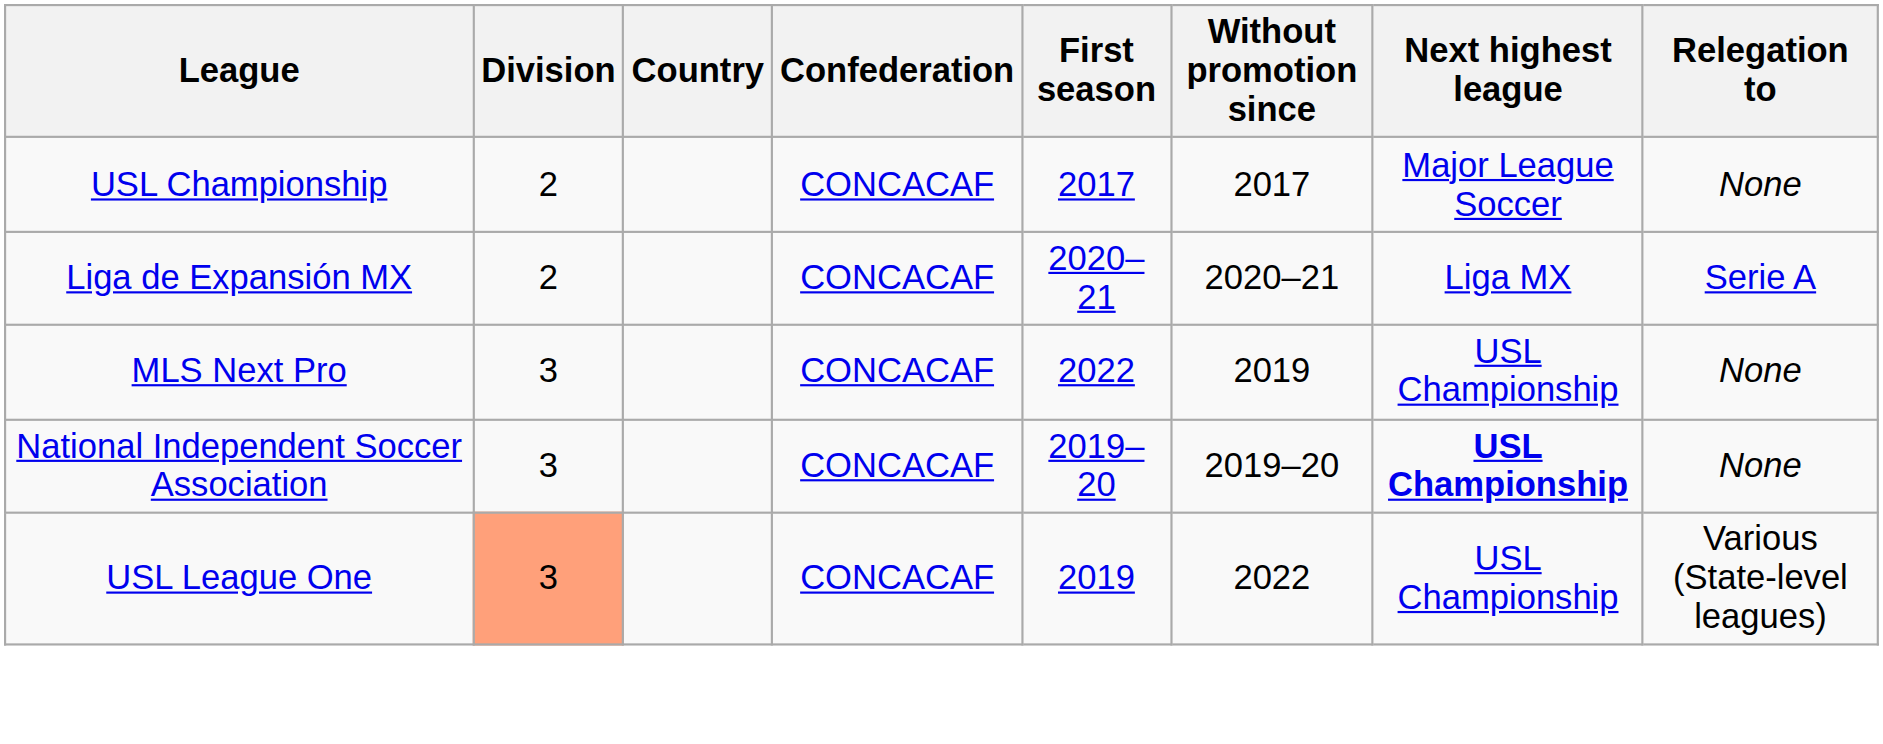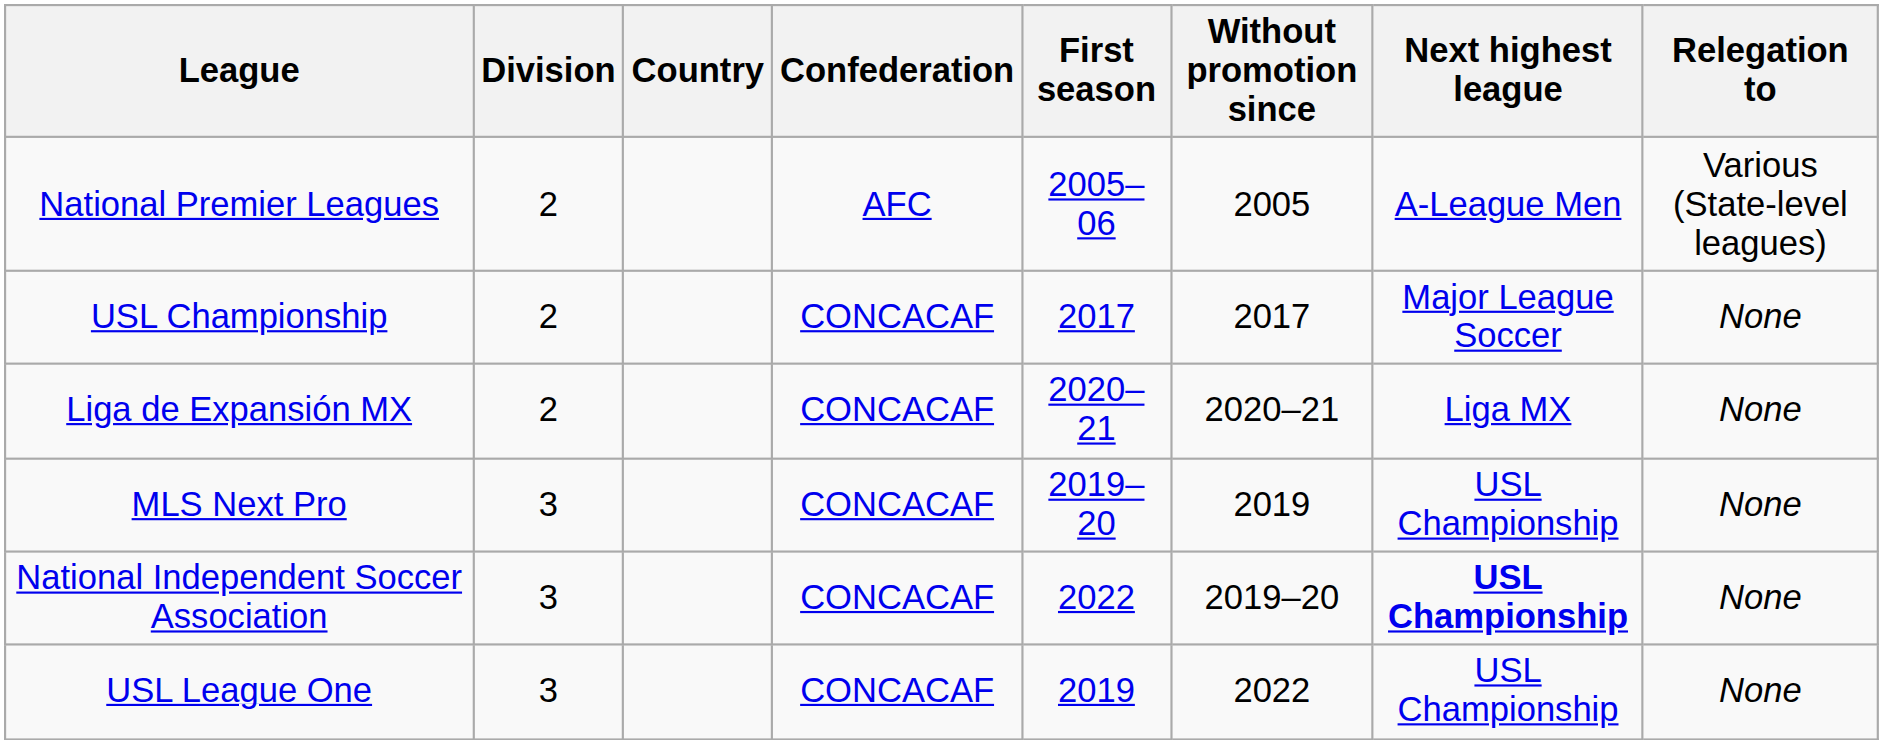+ row: (239, 203)
(1760, 277) Serie A -> (1760, 410) None
(1096, 371) 2022 -> (1096, 503) 2019–20
(1096, 464) 2019–20 -> (1096, 597) 2022
(548, 578) lightsalmon background -> (548, 691) no background
(1760, 578) Various (State-level leagues) -> (1760, 691) None
